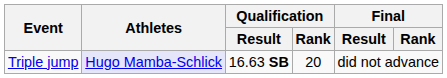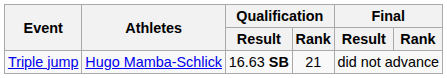(154, 62) lavender background -> (154, 62) no background
(313, 62) 20 -> (313, 62) 21
